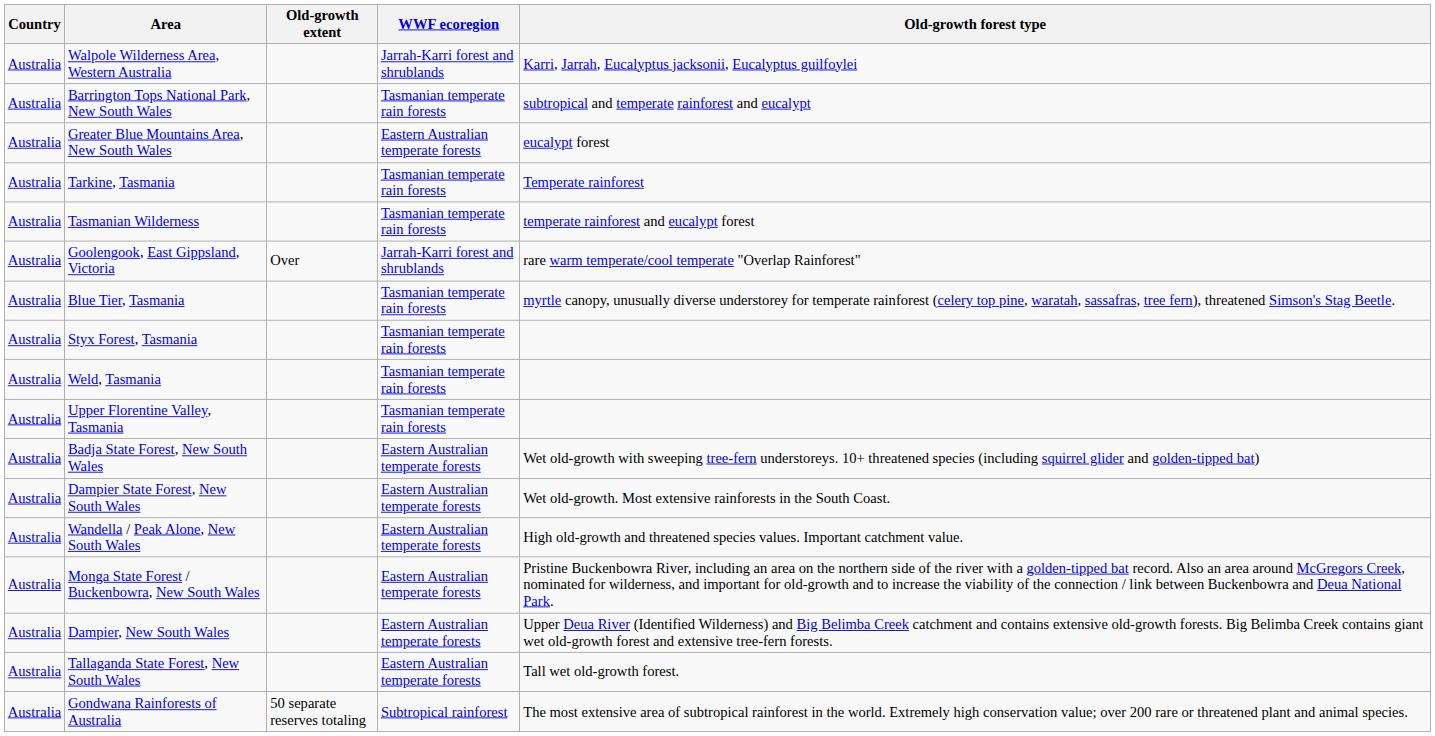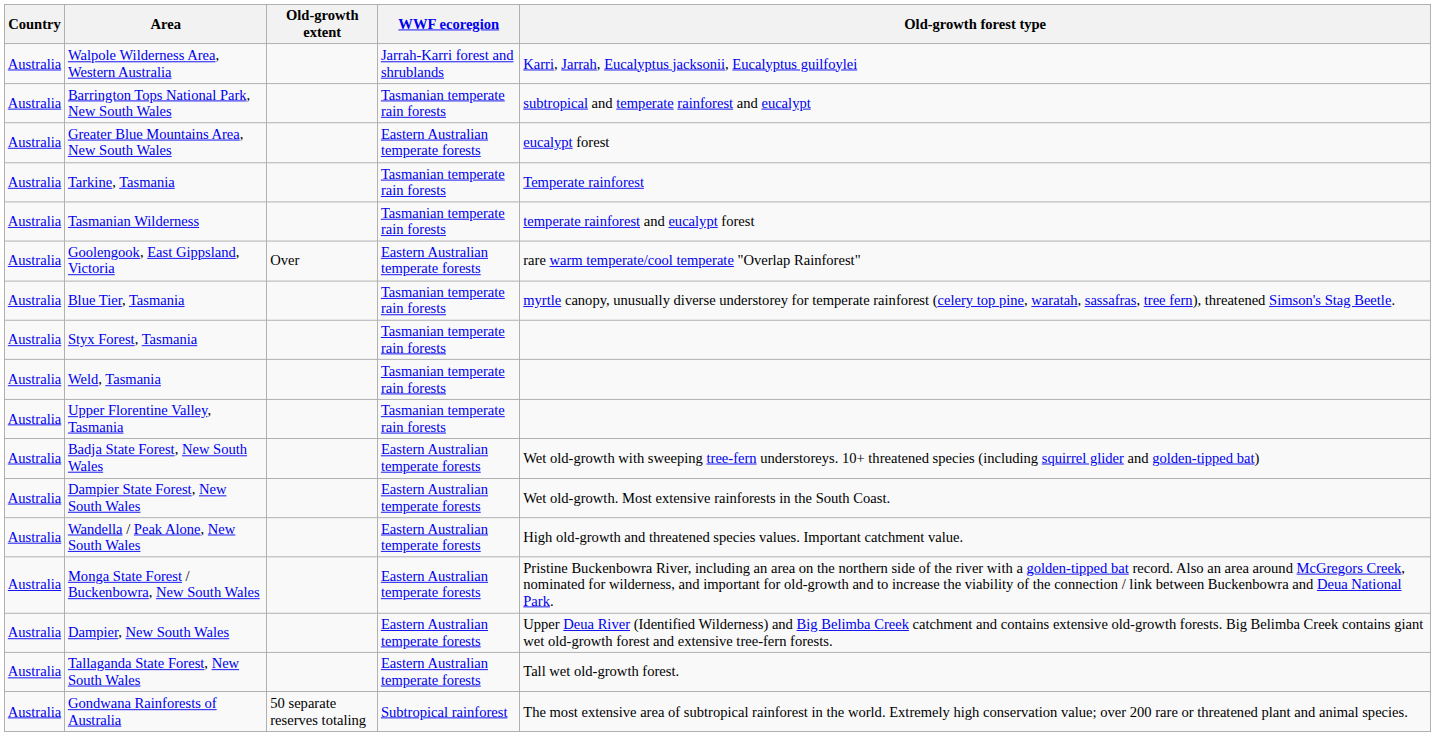(447, 261) Jarrah-Karri forest and shrublands -> (434, 261) Eastern Australian temperate forests
